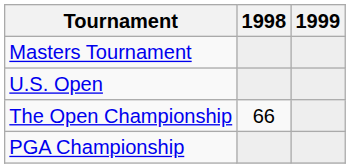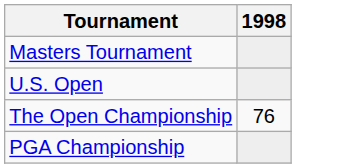- column: (318, 21)
(264, 116) 66 -> (264, 116) 76
